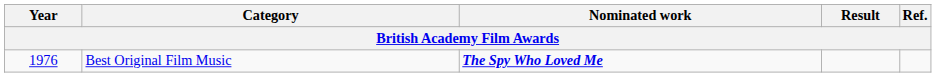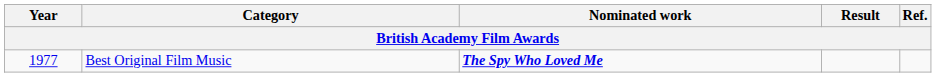(43, 60) 1976 -> (43, 60) 1977
